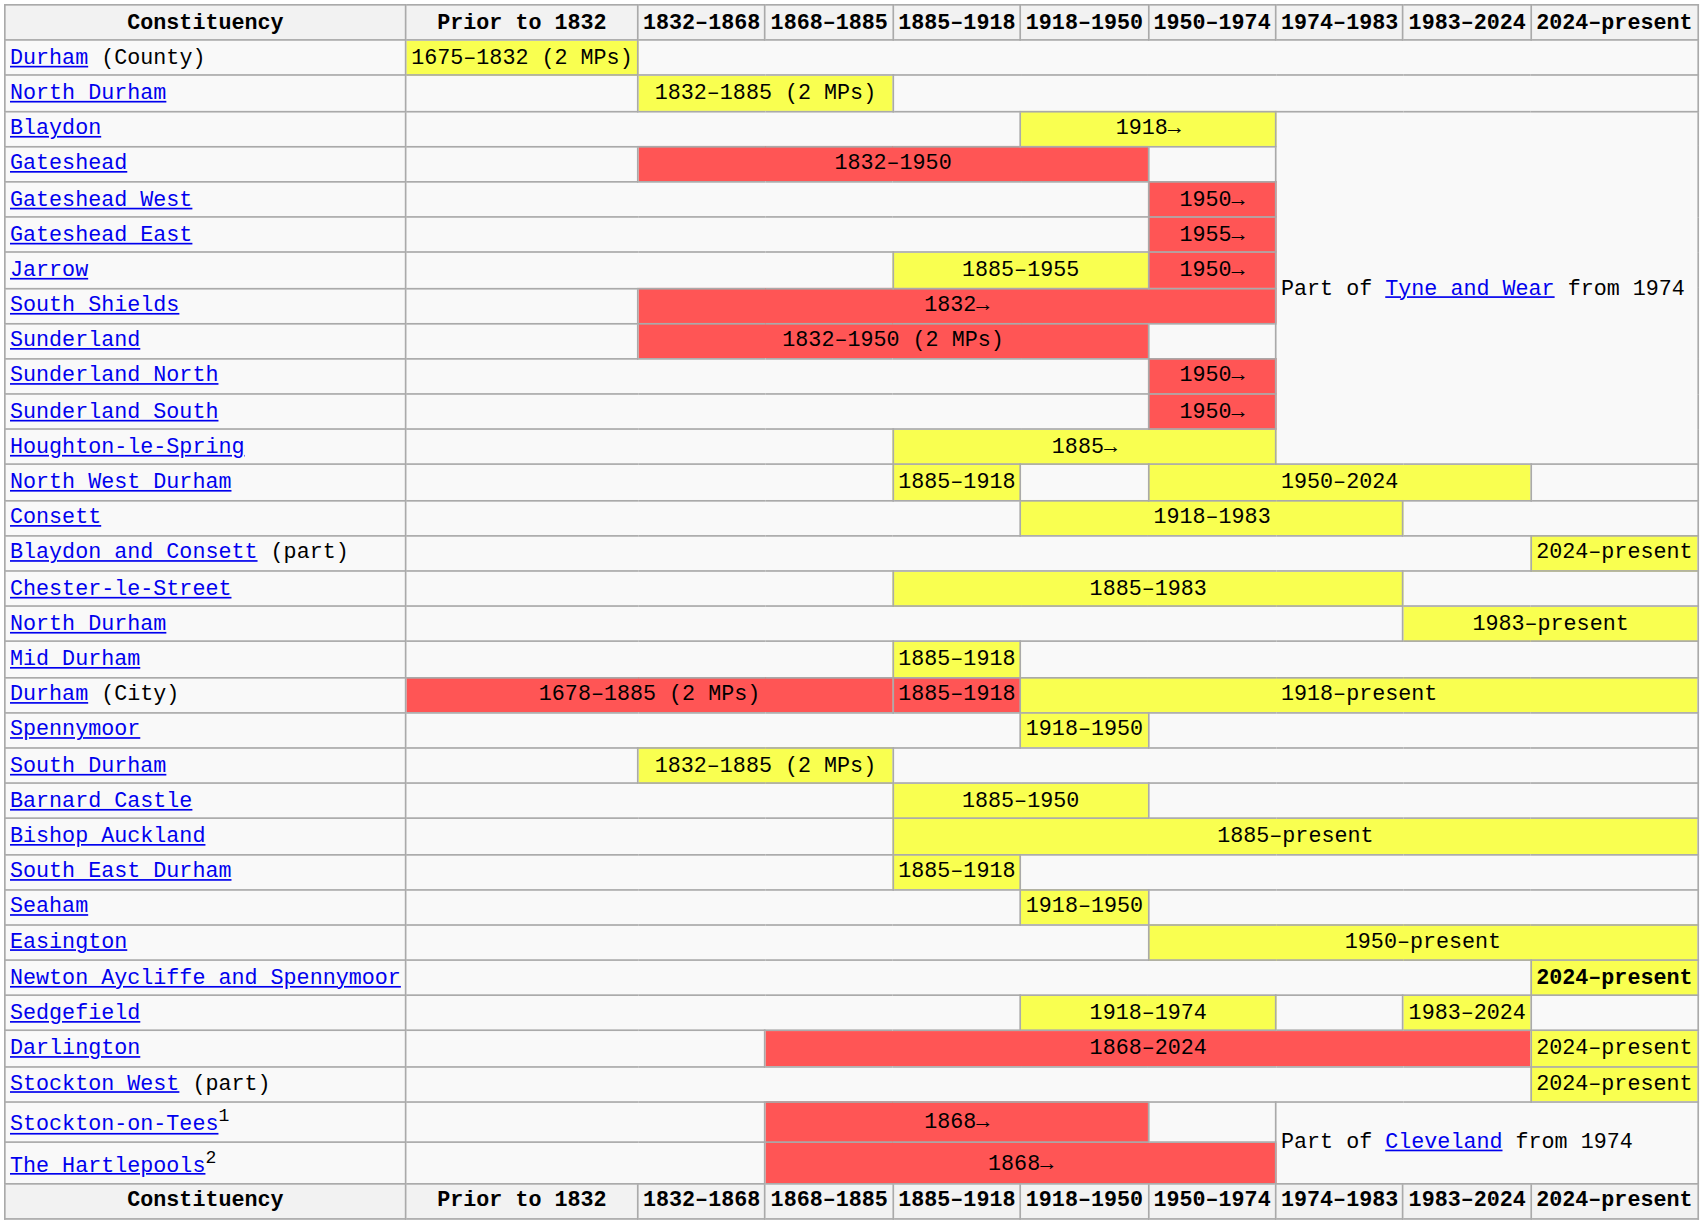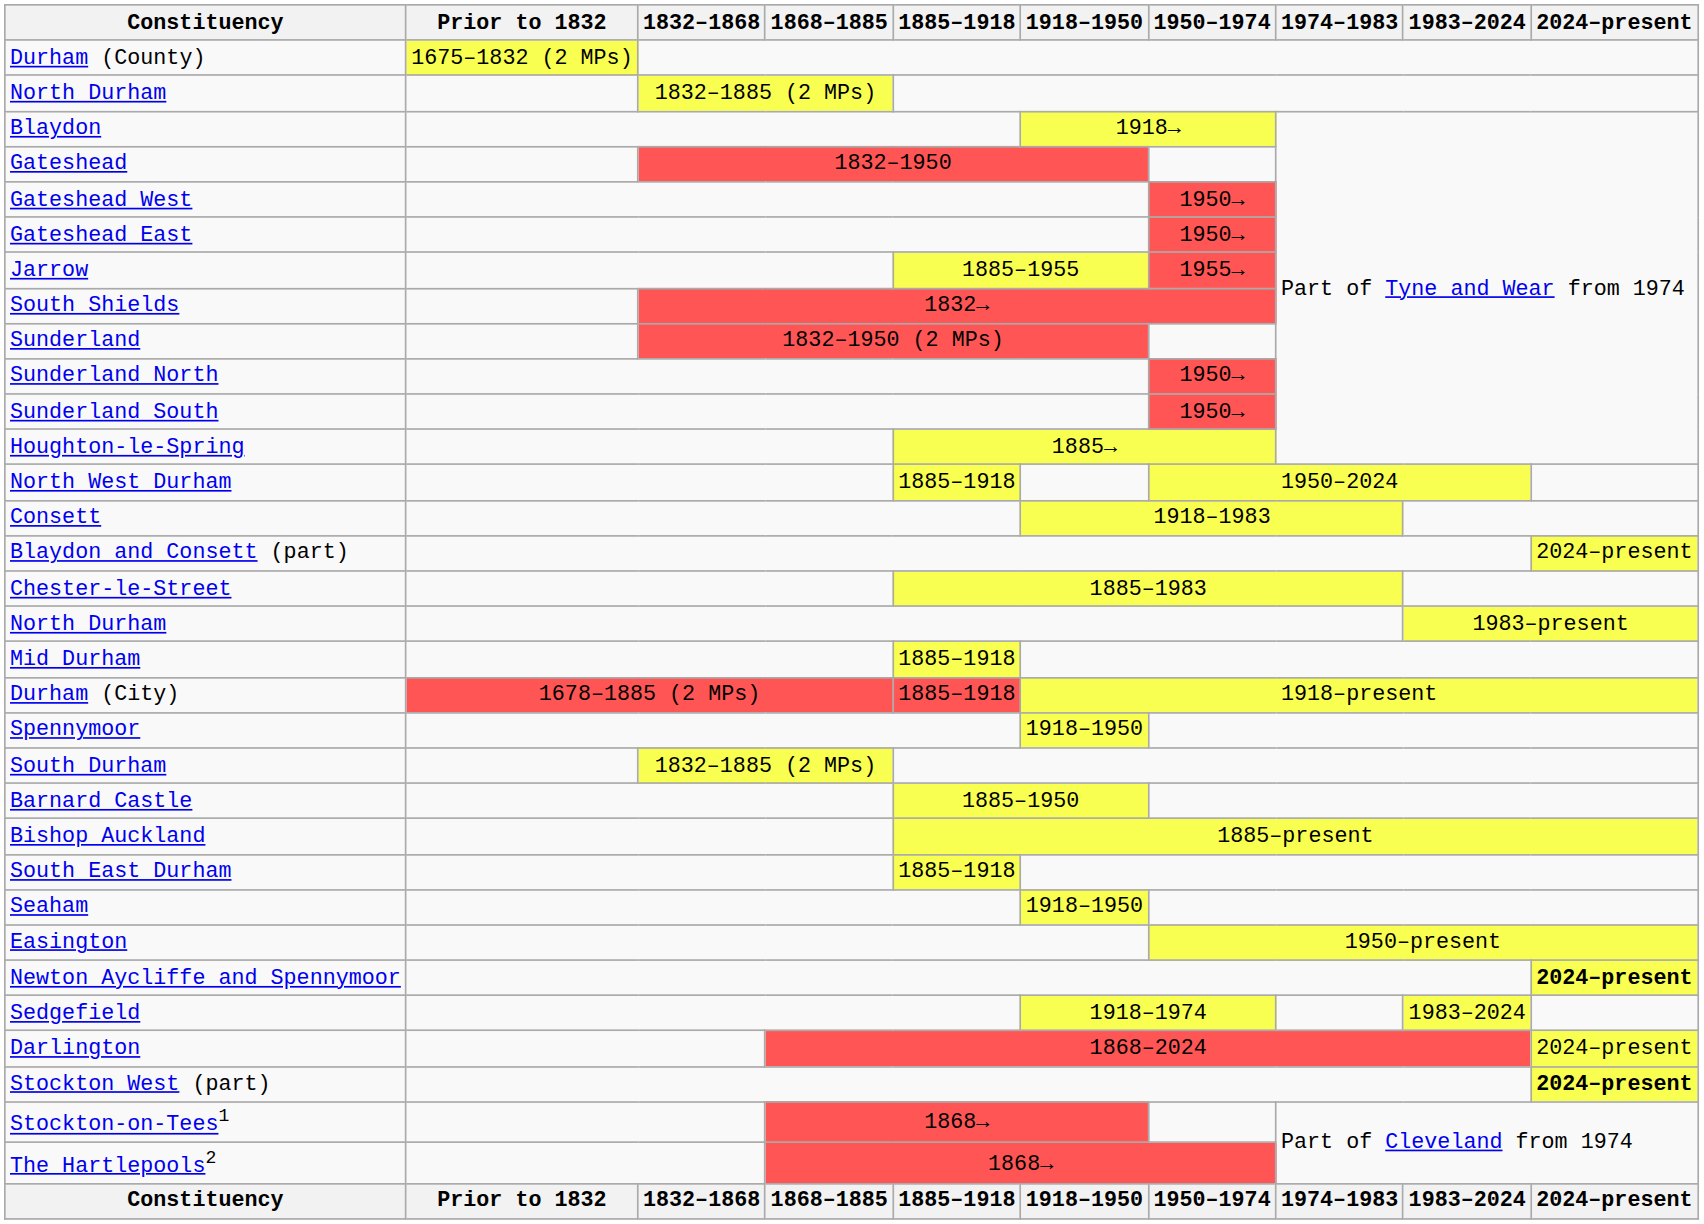(1212, 235) 1955→ -> (1212, 235) 1950→
(1212, 270) 1950→ -> (1212, 270) 1955→
(1614, 1084) normal -> (1614, 1084) bold
